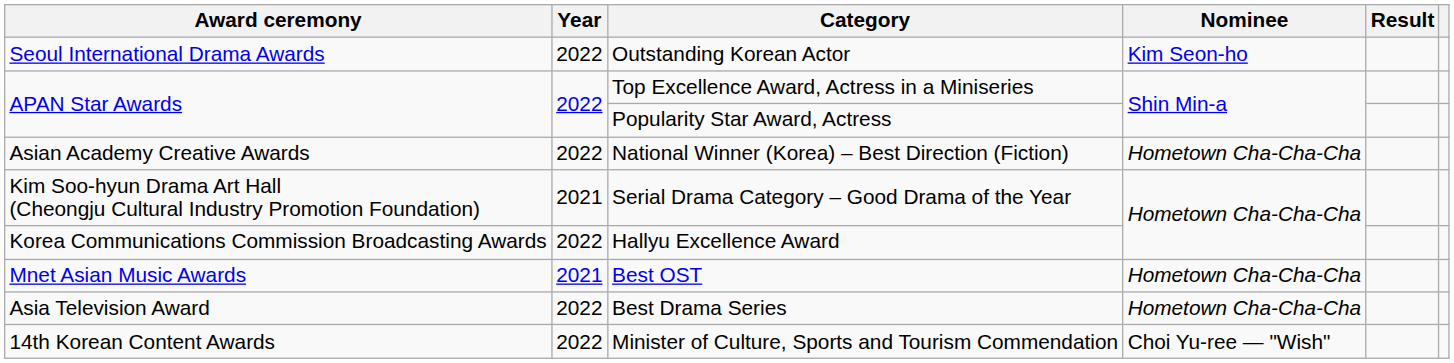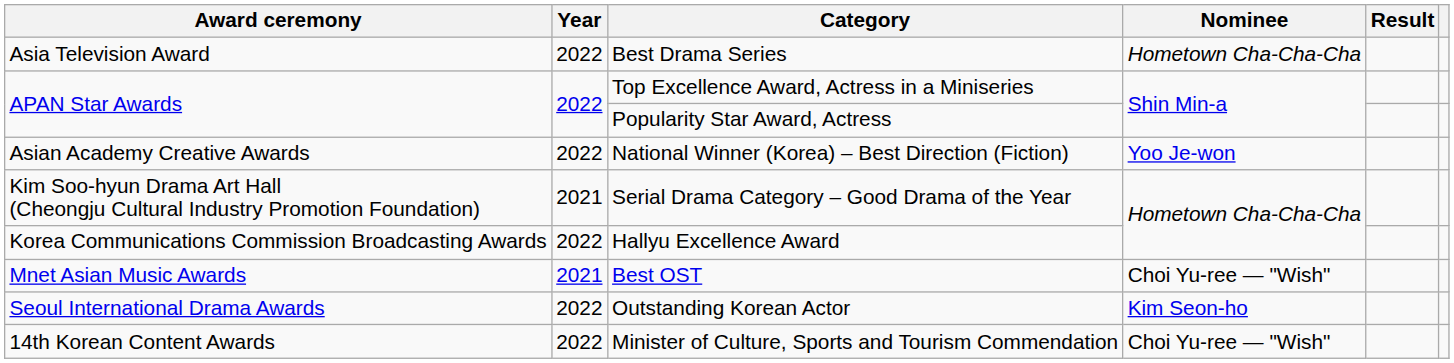rows swapped: (699, 308) <-> (731, 53)
(1244, 152) Hometown Cha-Cha-Cha -> (1182, 152) Yoo Je-won
(1244, 275) Hometown Cha-Cha-Cha -> (1229, 275) Choi Yu-ree — "Wish"
